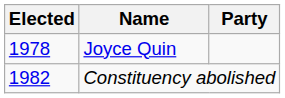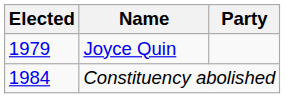(30, 48) 1978 -> (30, 48) 1979
(30, 78) 1982 -> (30, 78) 1984
